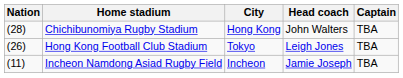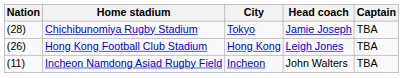(254, 30) Hong Kong -> (241, 30) Tokyo
(317, 30) John Walters -> (319, 30) Jamie Joseph
(241, 47) Tokyo -> (254, 47) Hong Kong
(319, 64) Jamie Joseph -> (317, 64) John Walters
